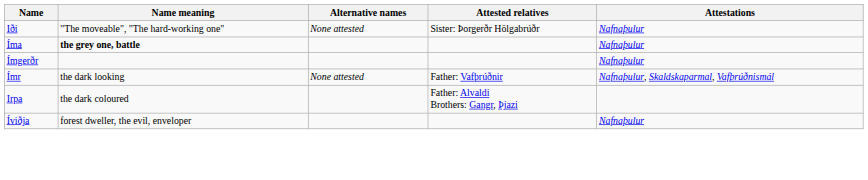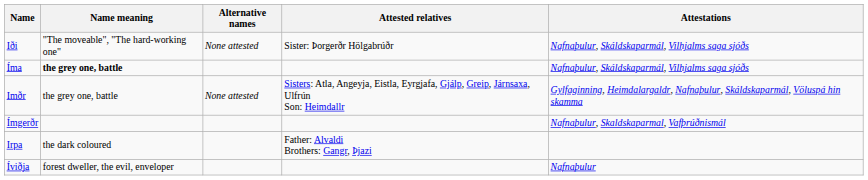(622, 29) Nafnaþulur -> (650, 46) Nafnaþulur, Skáldskaparmál, Vilhjalms saga sjóðs
(622, 45) Nafnaþulur -> (650, 68) Nafnaþulur, Skáldskaparmál, Vilhjalms saga sjóðs
+ row: (16, 96)
(622, 61) Nafnaþulur -> (638, 123) Nafnaþulur, Skaldskaparmal, Vafþrúðnismál
- row: (14, 77)
